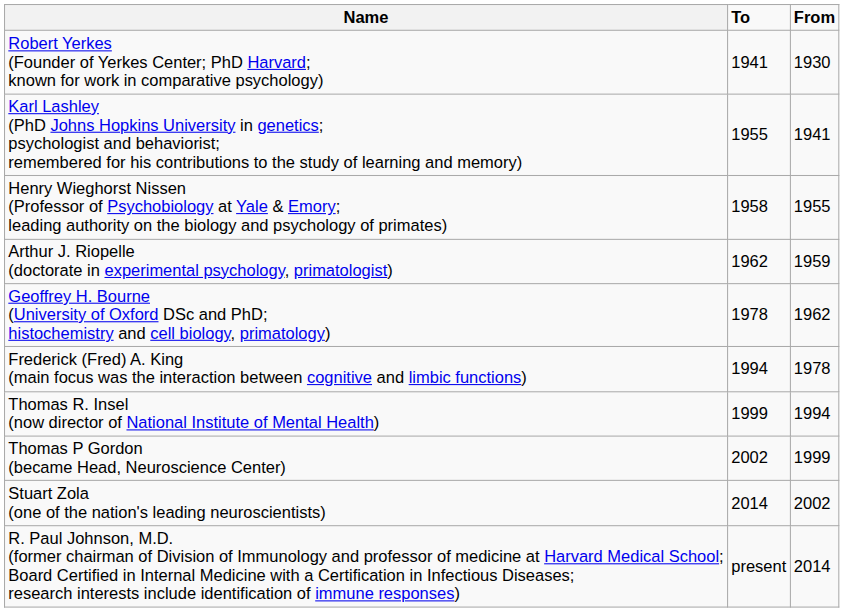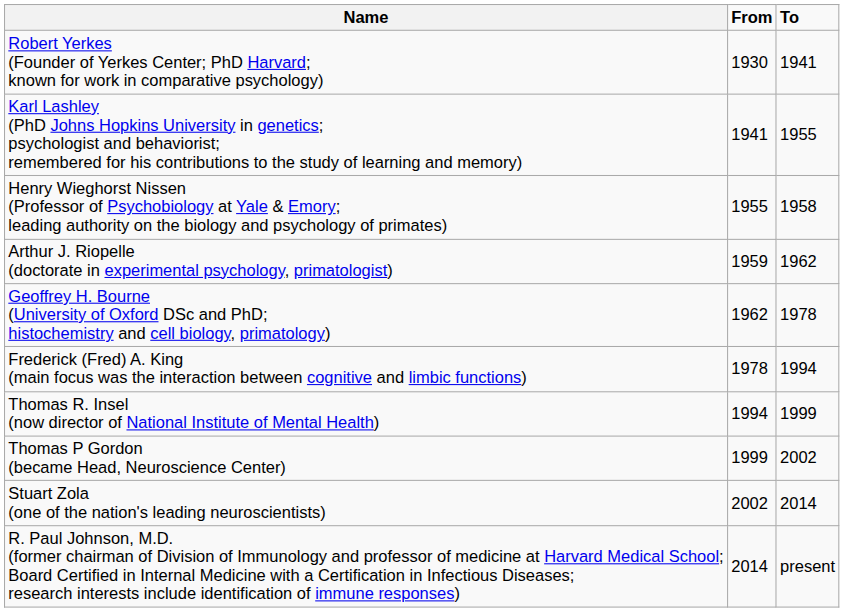columns swapped: (814, 17) <-> (741, 17)
